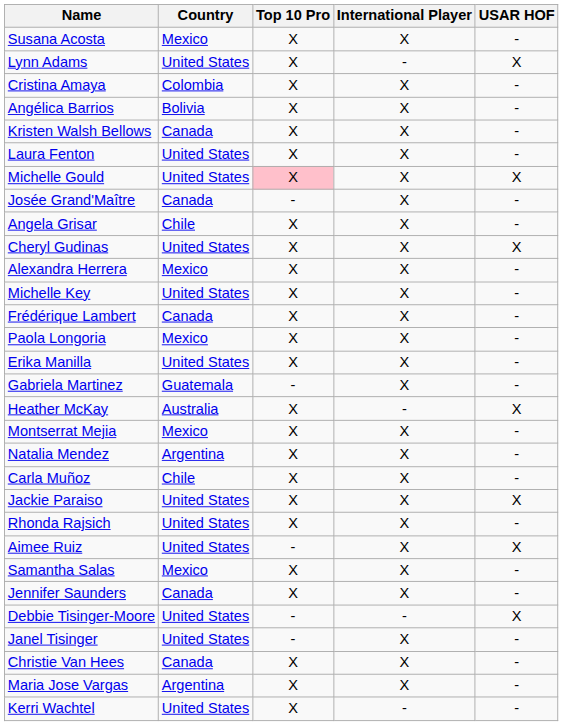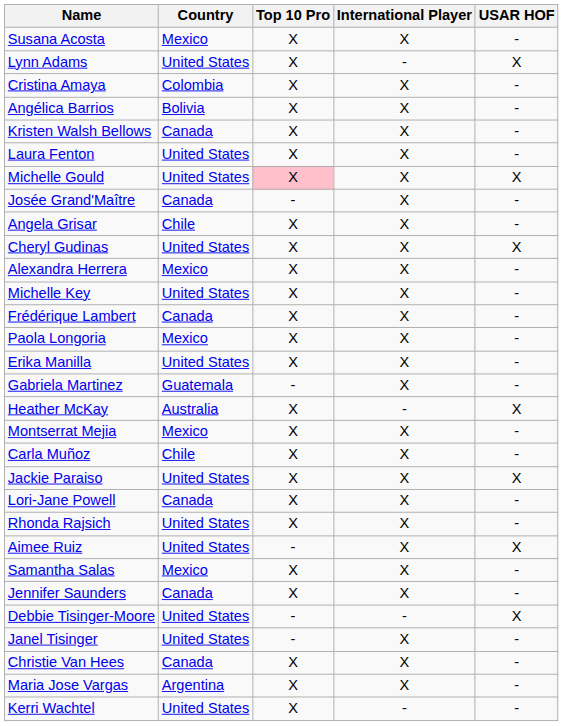- row: (58, 454)
+ row: (62, 500)
